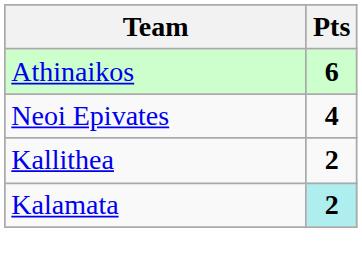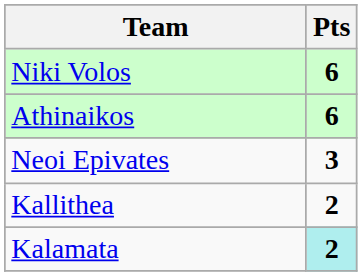+ row: (71, 71)
(332, 115) 4 -> (332, 159) 3
